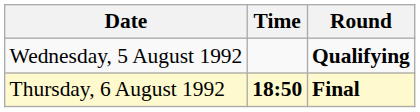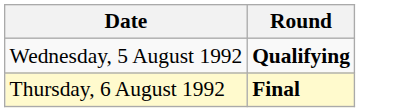- column: (277, 21)
